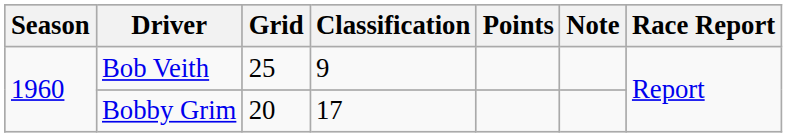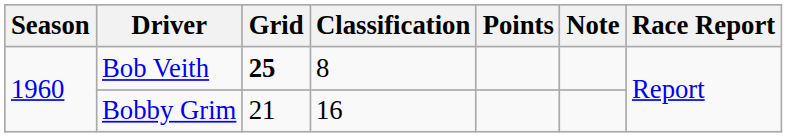(262, 68) normal -> (262, 68) bold
(323, 68) 9 -> (323, 68) 8
(262, 110) 20 -> (262, 110) 21
(329, 110) 17 -> (329, 110) 16
